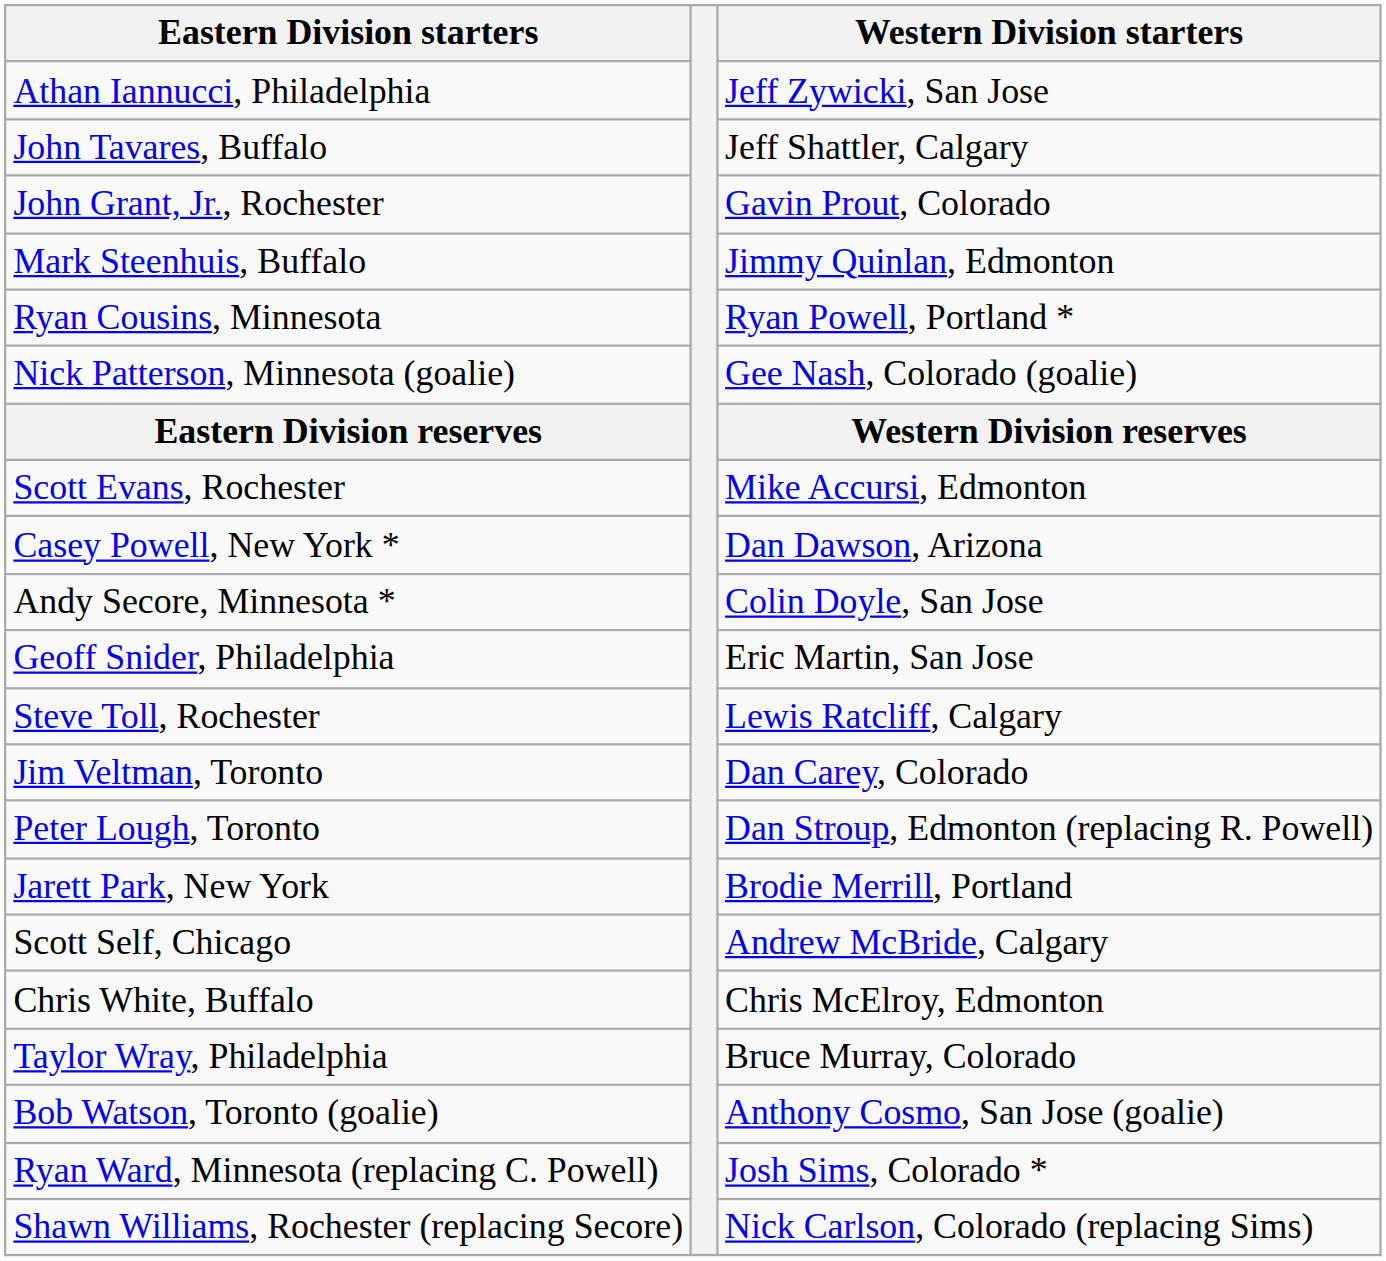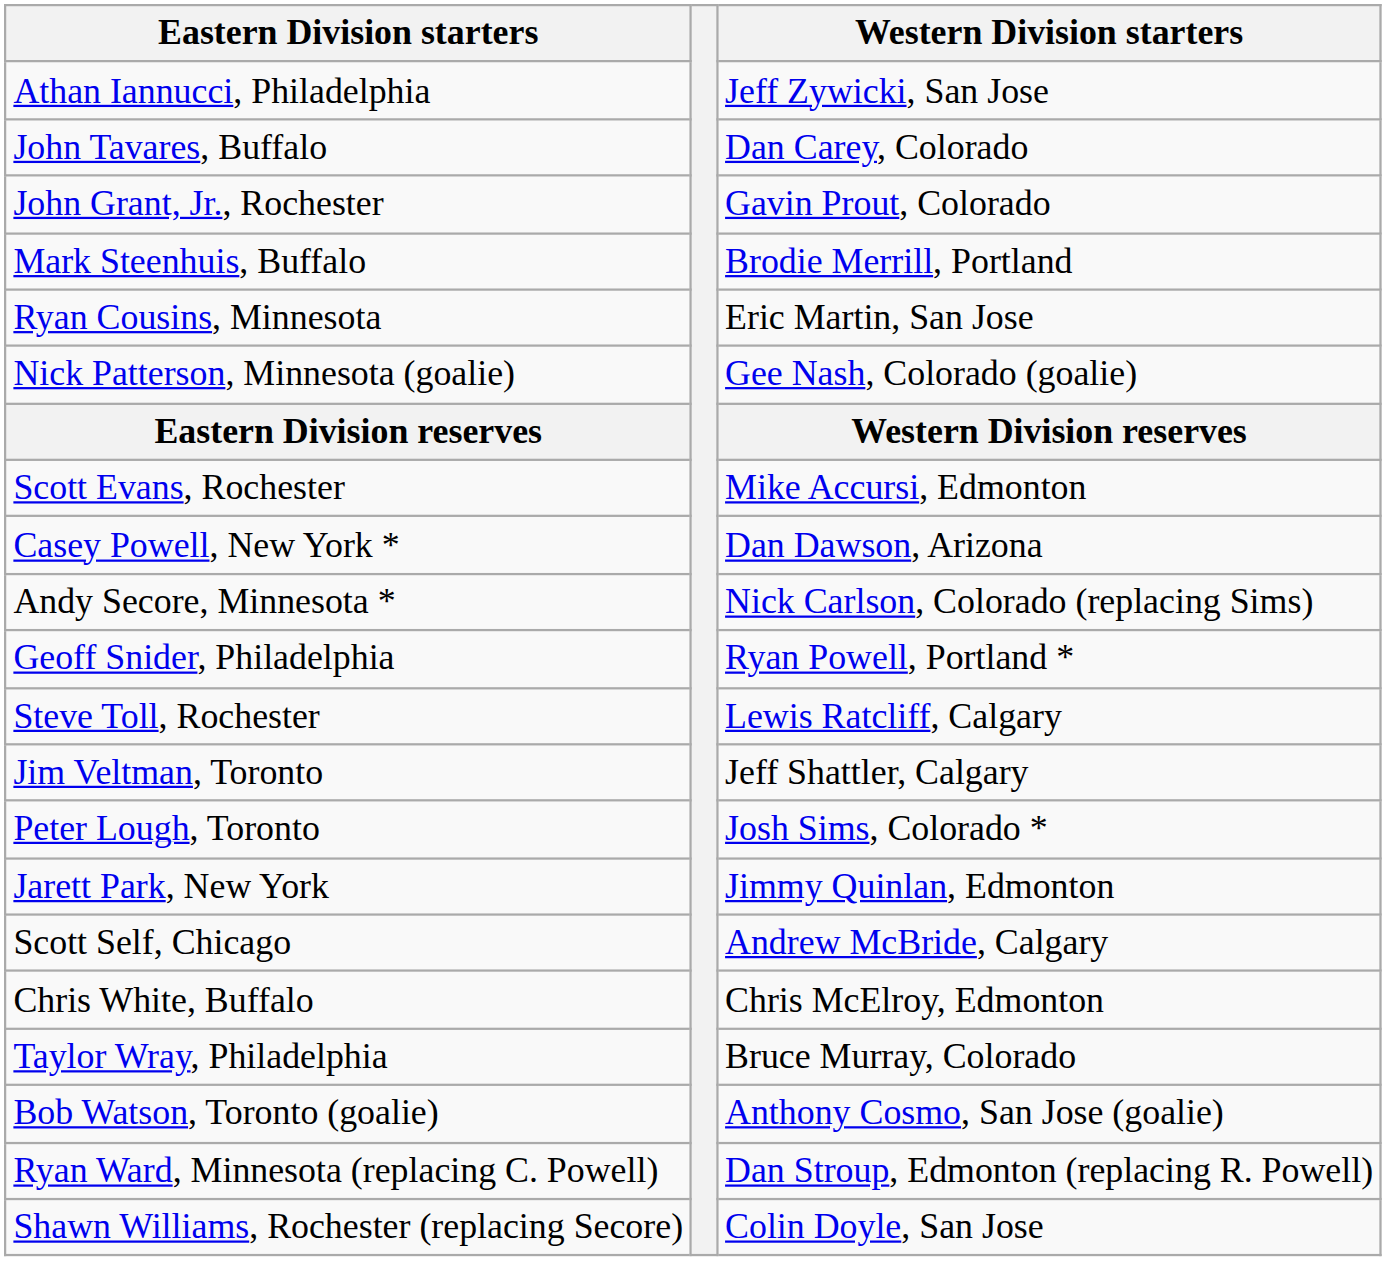(877, 146) Jeff Shattler, Calgary -> (877, 146) Dan Carey, Colorado
(920, 260) Jimmy Quinlan, Edmonton -> (899, 260) Brodie Merrill, Portland
(900, 317) Ryan Powell, Portland * -> (879, 317) Eric Martin, San Jose
(884, 601) Colin Doyle, San Jose -> (1019, 601) Nick Carlson, Colorado (replacing Sims)
(879, 658) Eric Martin, San Jose -> (900, 658) Ryan Powell, Portland *
(877, 771) Dan Carey, Colorado -> (877, 771) Jeff Shattler, Calgary
(1049, 828) Dan Stroup, Edmonton (replacing R. Powell) -> (886, 828) Josh Sims, Colorado *
(899, 885) Brodie Merrill, Portland -> (920, 885) Jimmy Quinlan, Edmonton
(886, 1169) Josh Sims, Colorado * -> (1049, 1169) Dan Stroup, Edmonton (replacing R. Powell)
(1019, 1226) Nick Carlson, Colorado (replacing Sims) -> (884, 1226) Colin Doyle, San Jose
